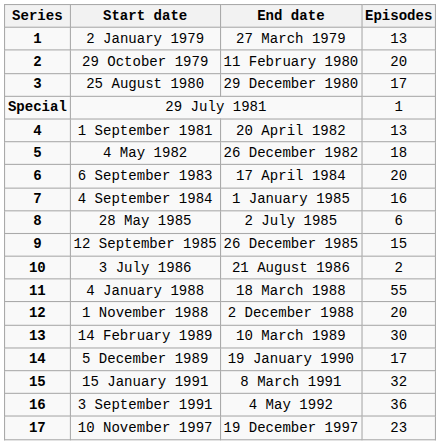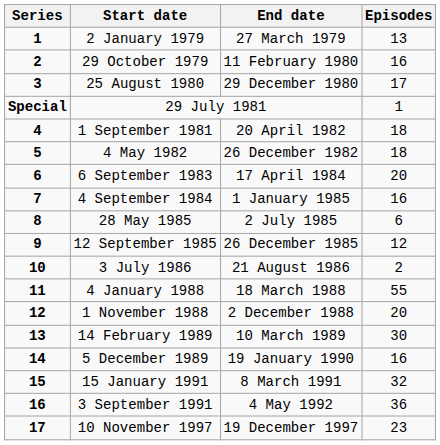(399, 62) 20 -> (399, 62) 16
(399, 130) 13 -> (399, 130) 18
(399, 245) 15 -> (399, 245) 12
(399, 359) 17 -> (399, 359) 16
